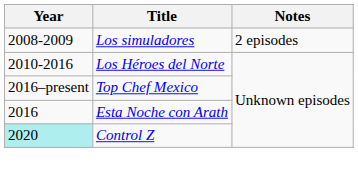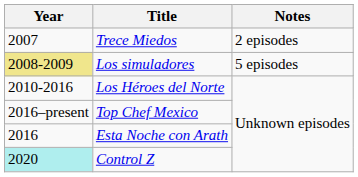+ row: (136, 40)
(41, 40) no background -> (41, 64) khaki background
(267, 40) 2 episodes -> (267, 64) 5 episodes
